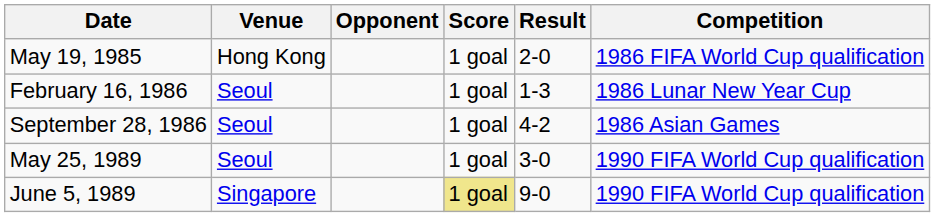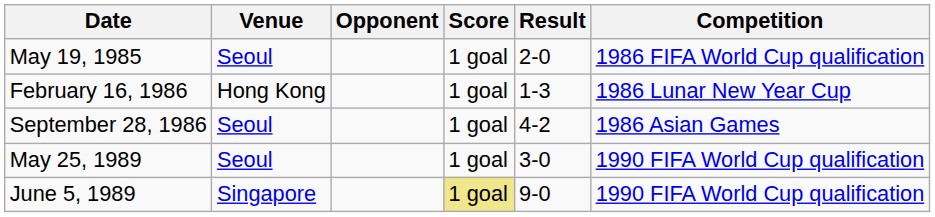(271, 56) Hong Kong -> (245, 56) Seoul
(245, 90) Seoul -> (271, 90) Hong Kong
